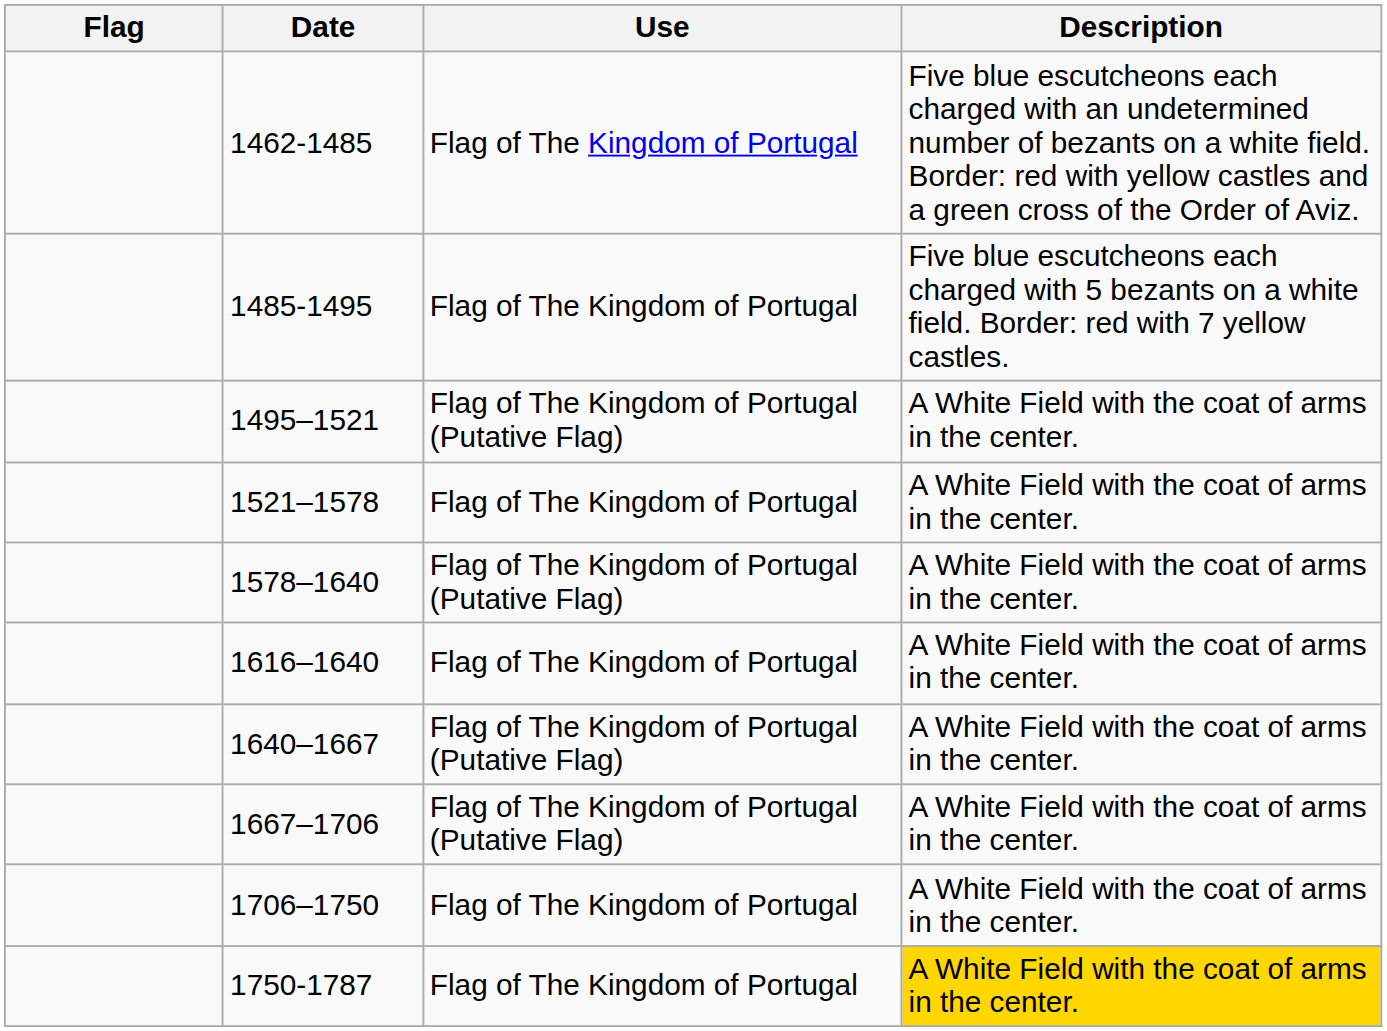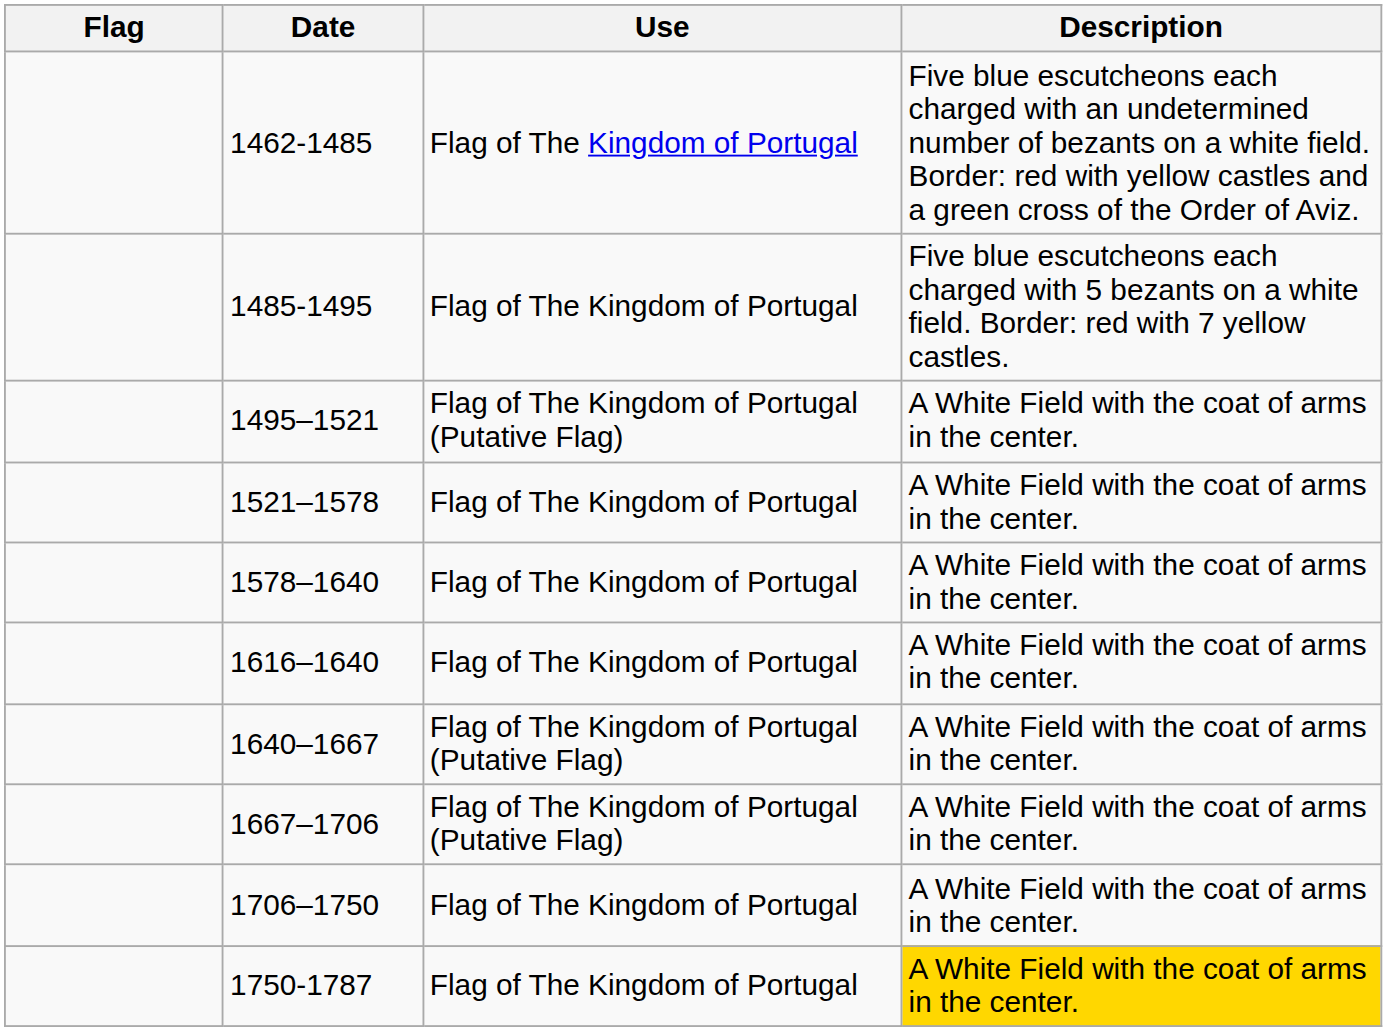(644, 582) Flag of The Kingdom of Portugal (Putative Flag) -> (644, 582) Flag of The Kingdom of Portugal
